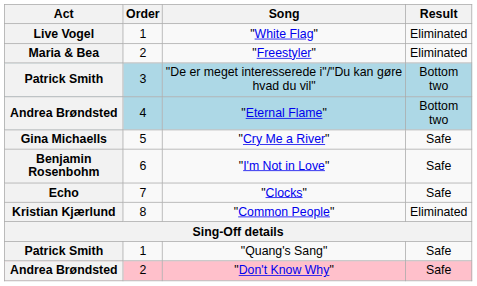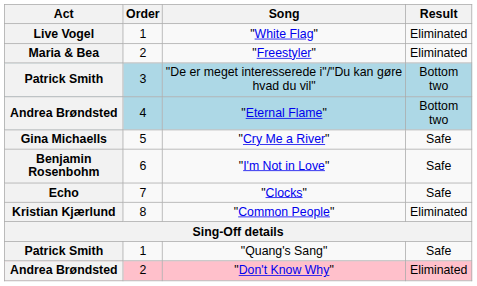(439, 270) Safe -> (439, 270) Eliminated
